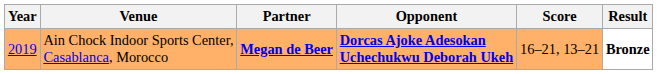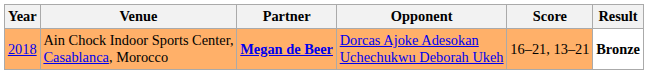(22, 49) 2019 -> (22, 49) 2018
(426, 49) bold -> (422, 49) normal
